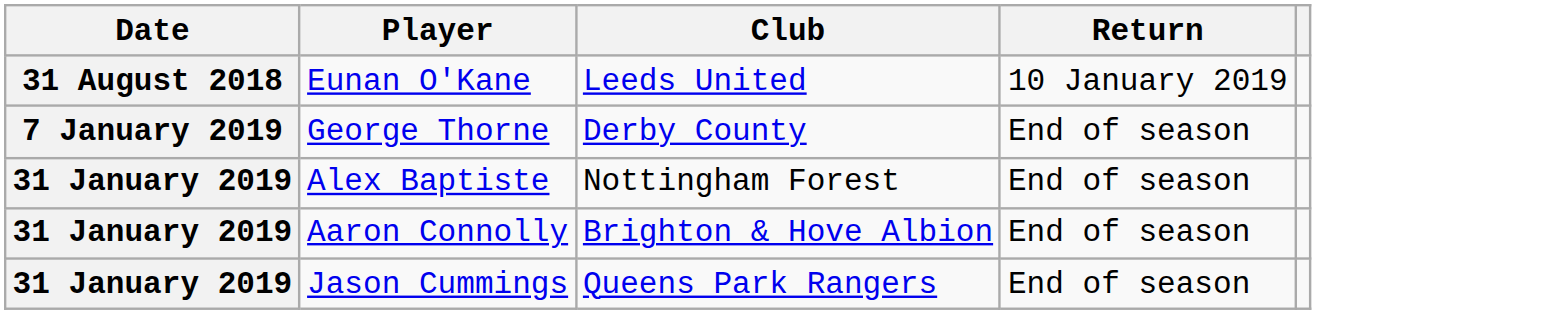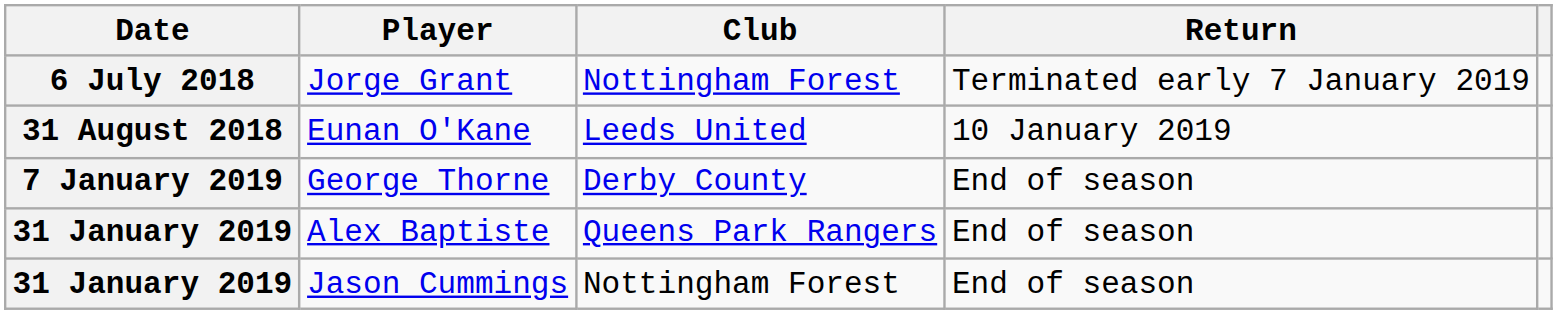+ row: (410, 81)
(741, 182) Nottingham Forest -> (760, 233) Queens Park Rangers
- row: (438, 233)
(760, 284) Queens Park Rangers -> (741, 284) Nottingham Forest
